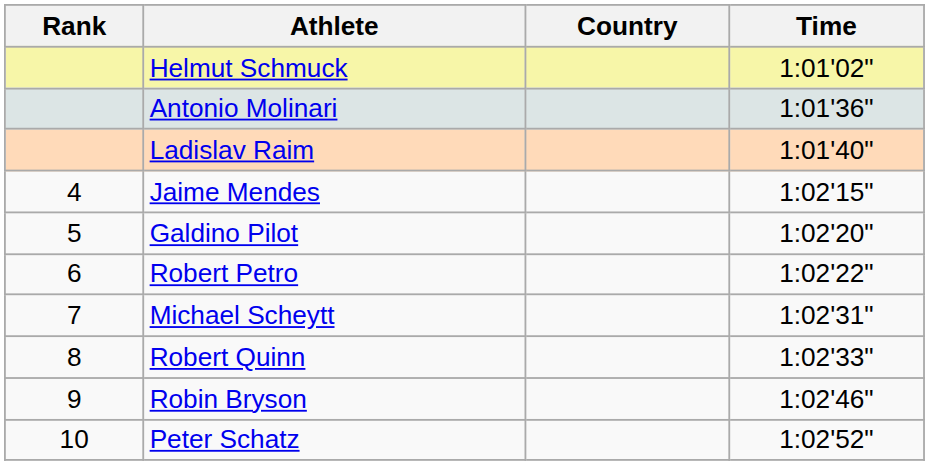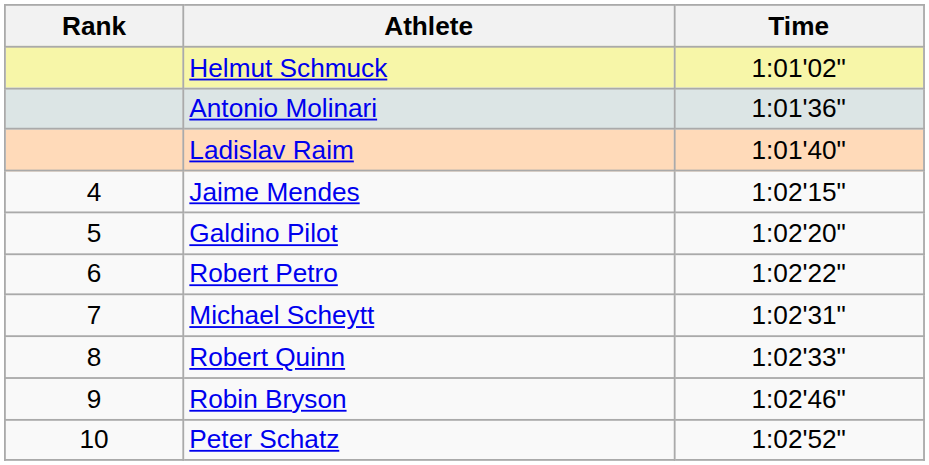- column: (627, 26)
